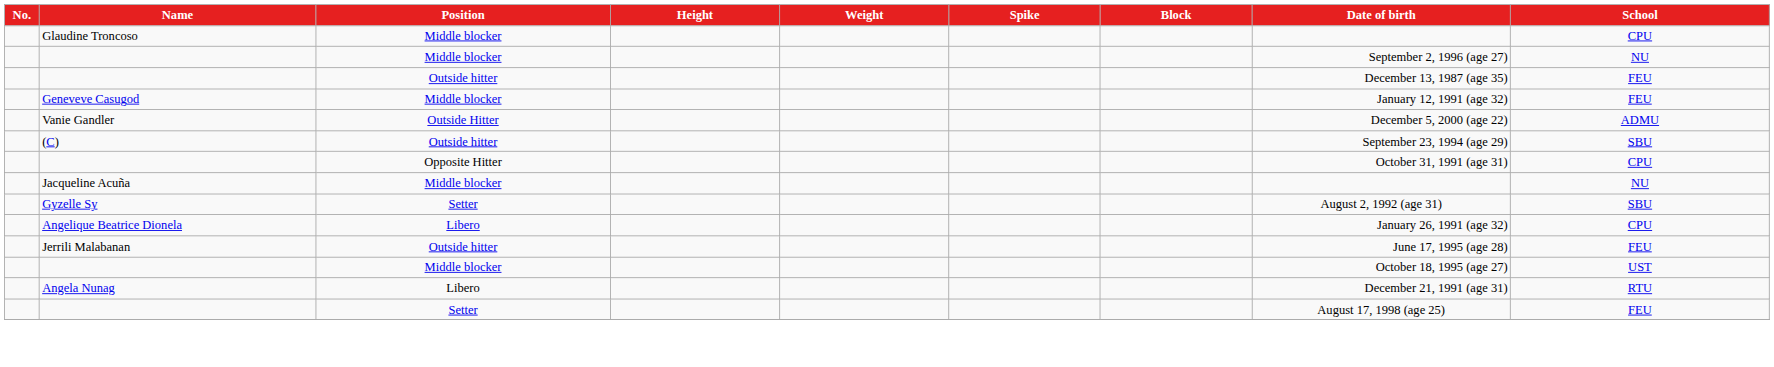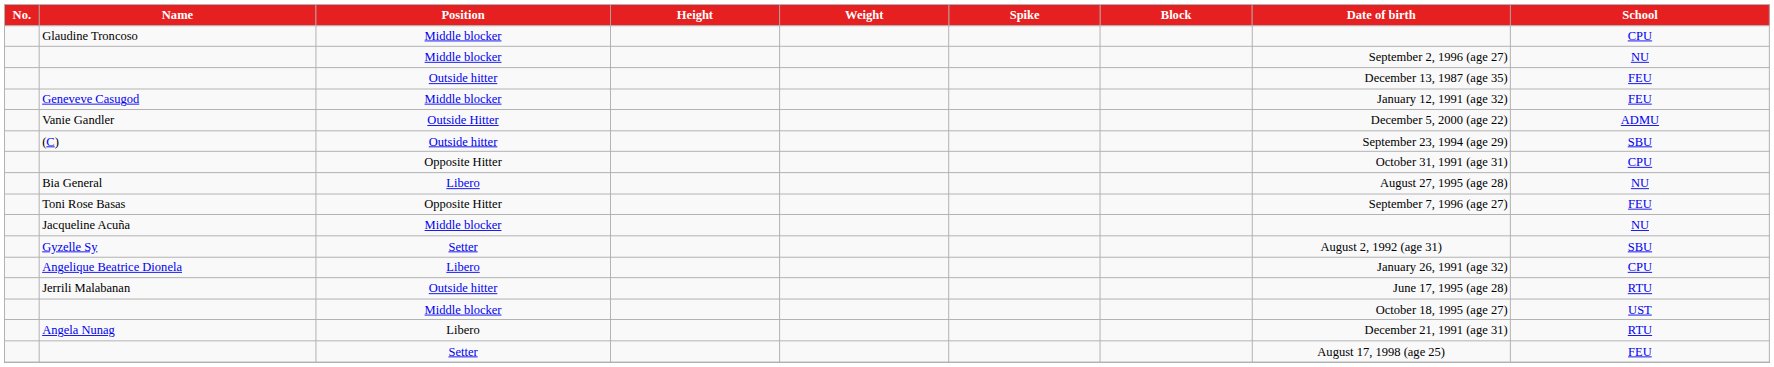+ row: (72, 183)
+ row: (84, 204)
(1640, 246) FEU -> (1640, 288) RTU
